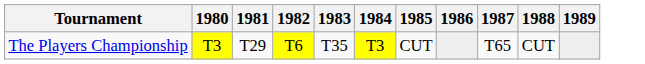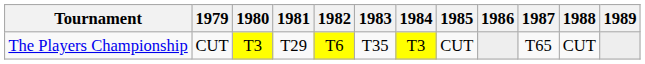+ column: (212, 18)
